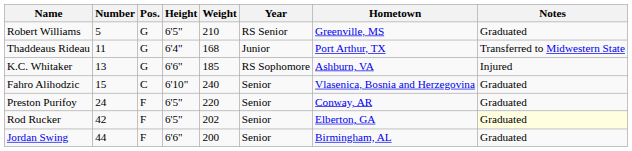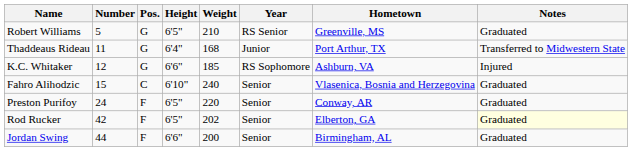(101, 66) 13 -> (101, 66) 12
